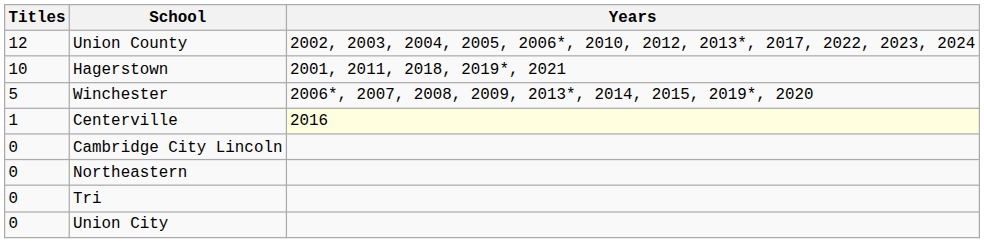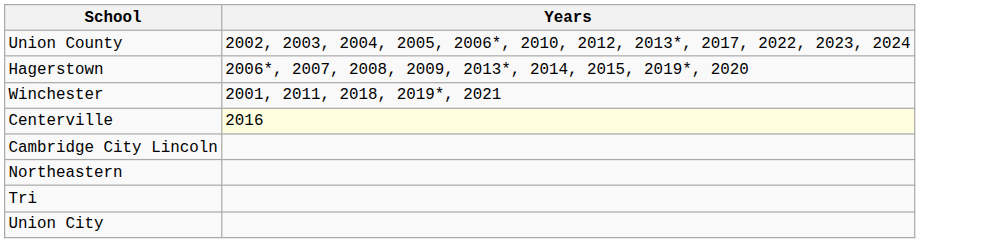- column: (37, 18)
(428, 69) 2001, 2011, 2018, 2019*, 2021 -> (487, 69) 2006*, 2007, 2008, 2009, 2013*, 2014, 2015, 2019*, 2020
(552, 95) 2006*, 2007, 2008, 2009, 2013*, 2014, 2015, 2019*, 2020 -> (363, 95) 2001, 2011, 2018, 2019*, 2021
